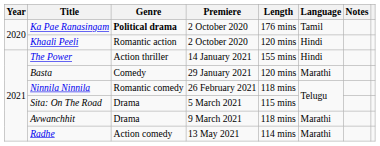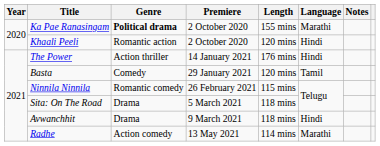(278, 27) 176 mins -> (278, 27) 155 mins
(312, 27) Tamil -> (316, 27) Marathi
(278, 57) 155 mins -> (278, 57) 176 mins
(316, 73) Marathi -> (312, 73) Tamil
(278, 88) 118 mins -> (278, 88) 115 mins
(278, 103) 115 mins -> (278, 103) 118 mins
(316, 118) Marathi -> (312, 118) Hindi
